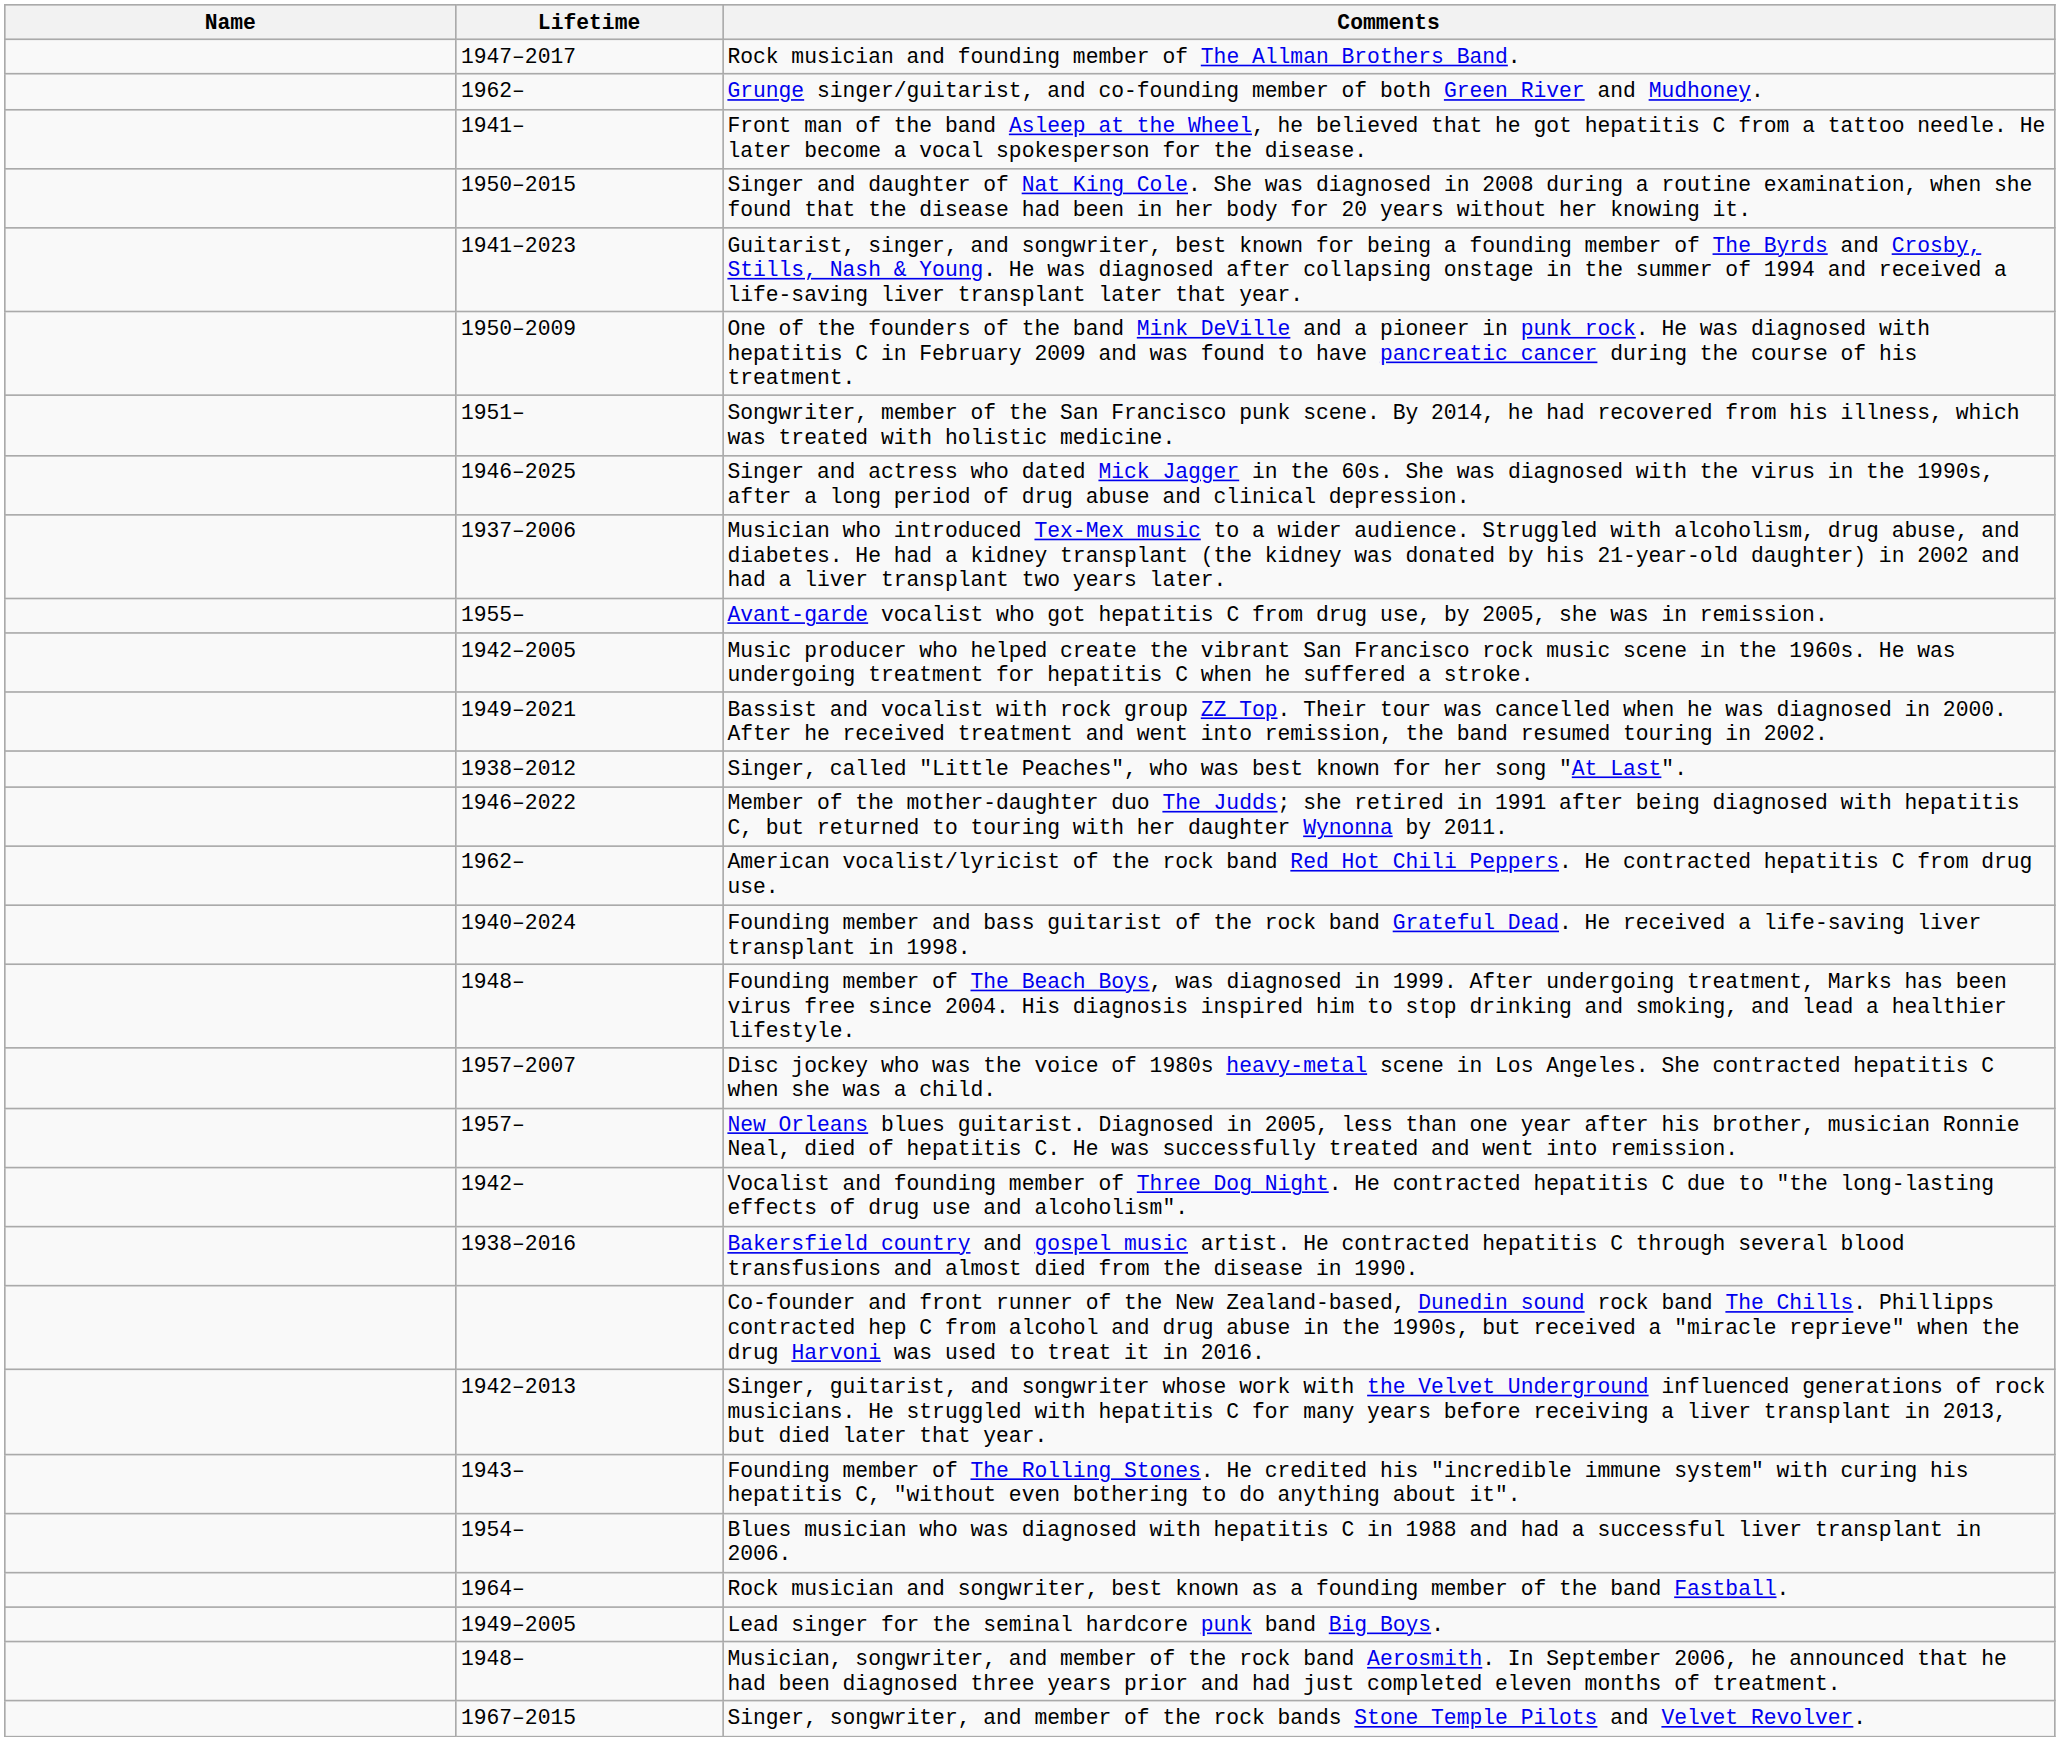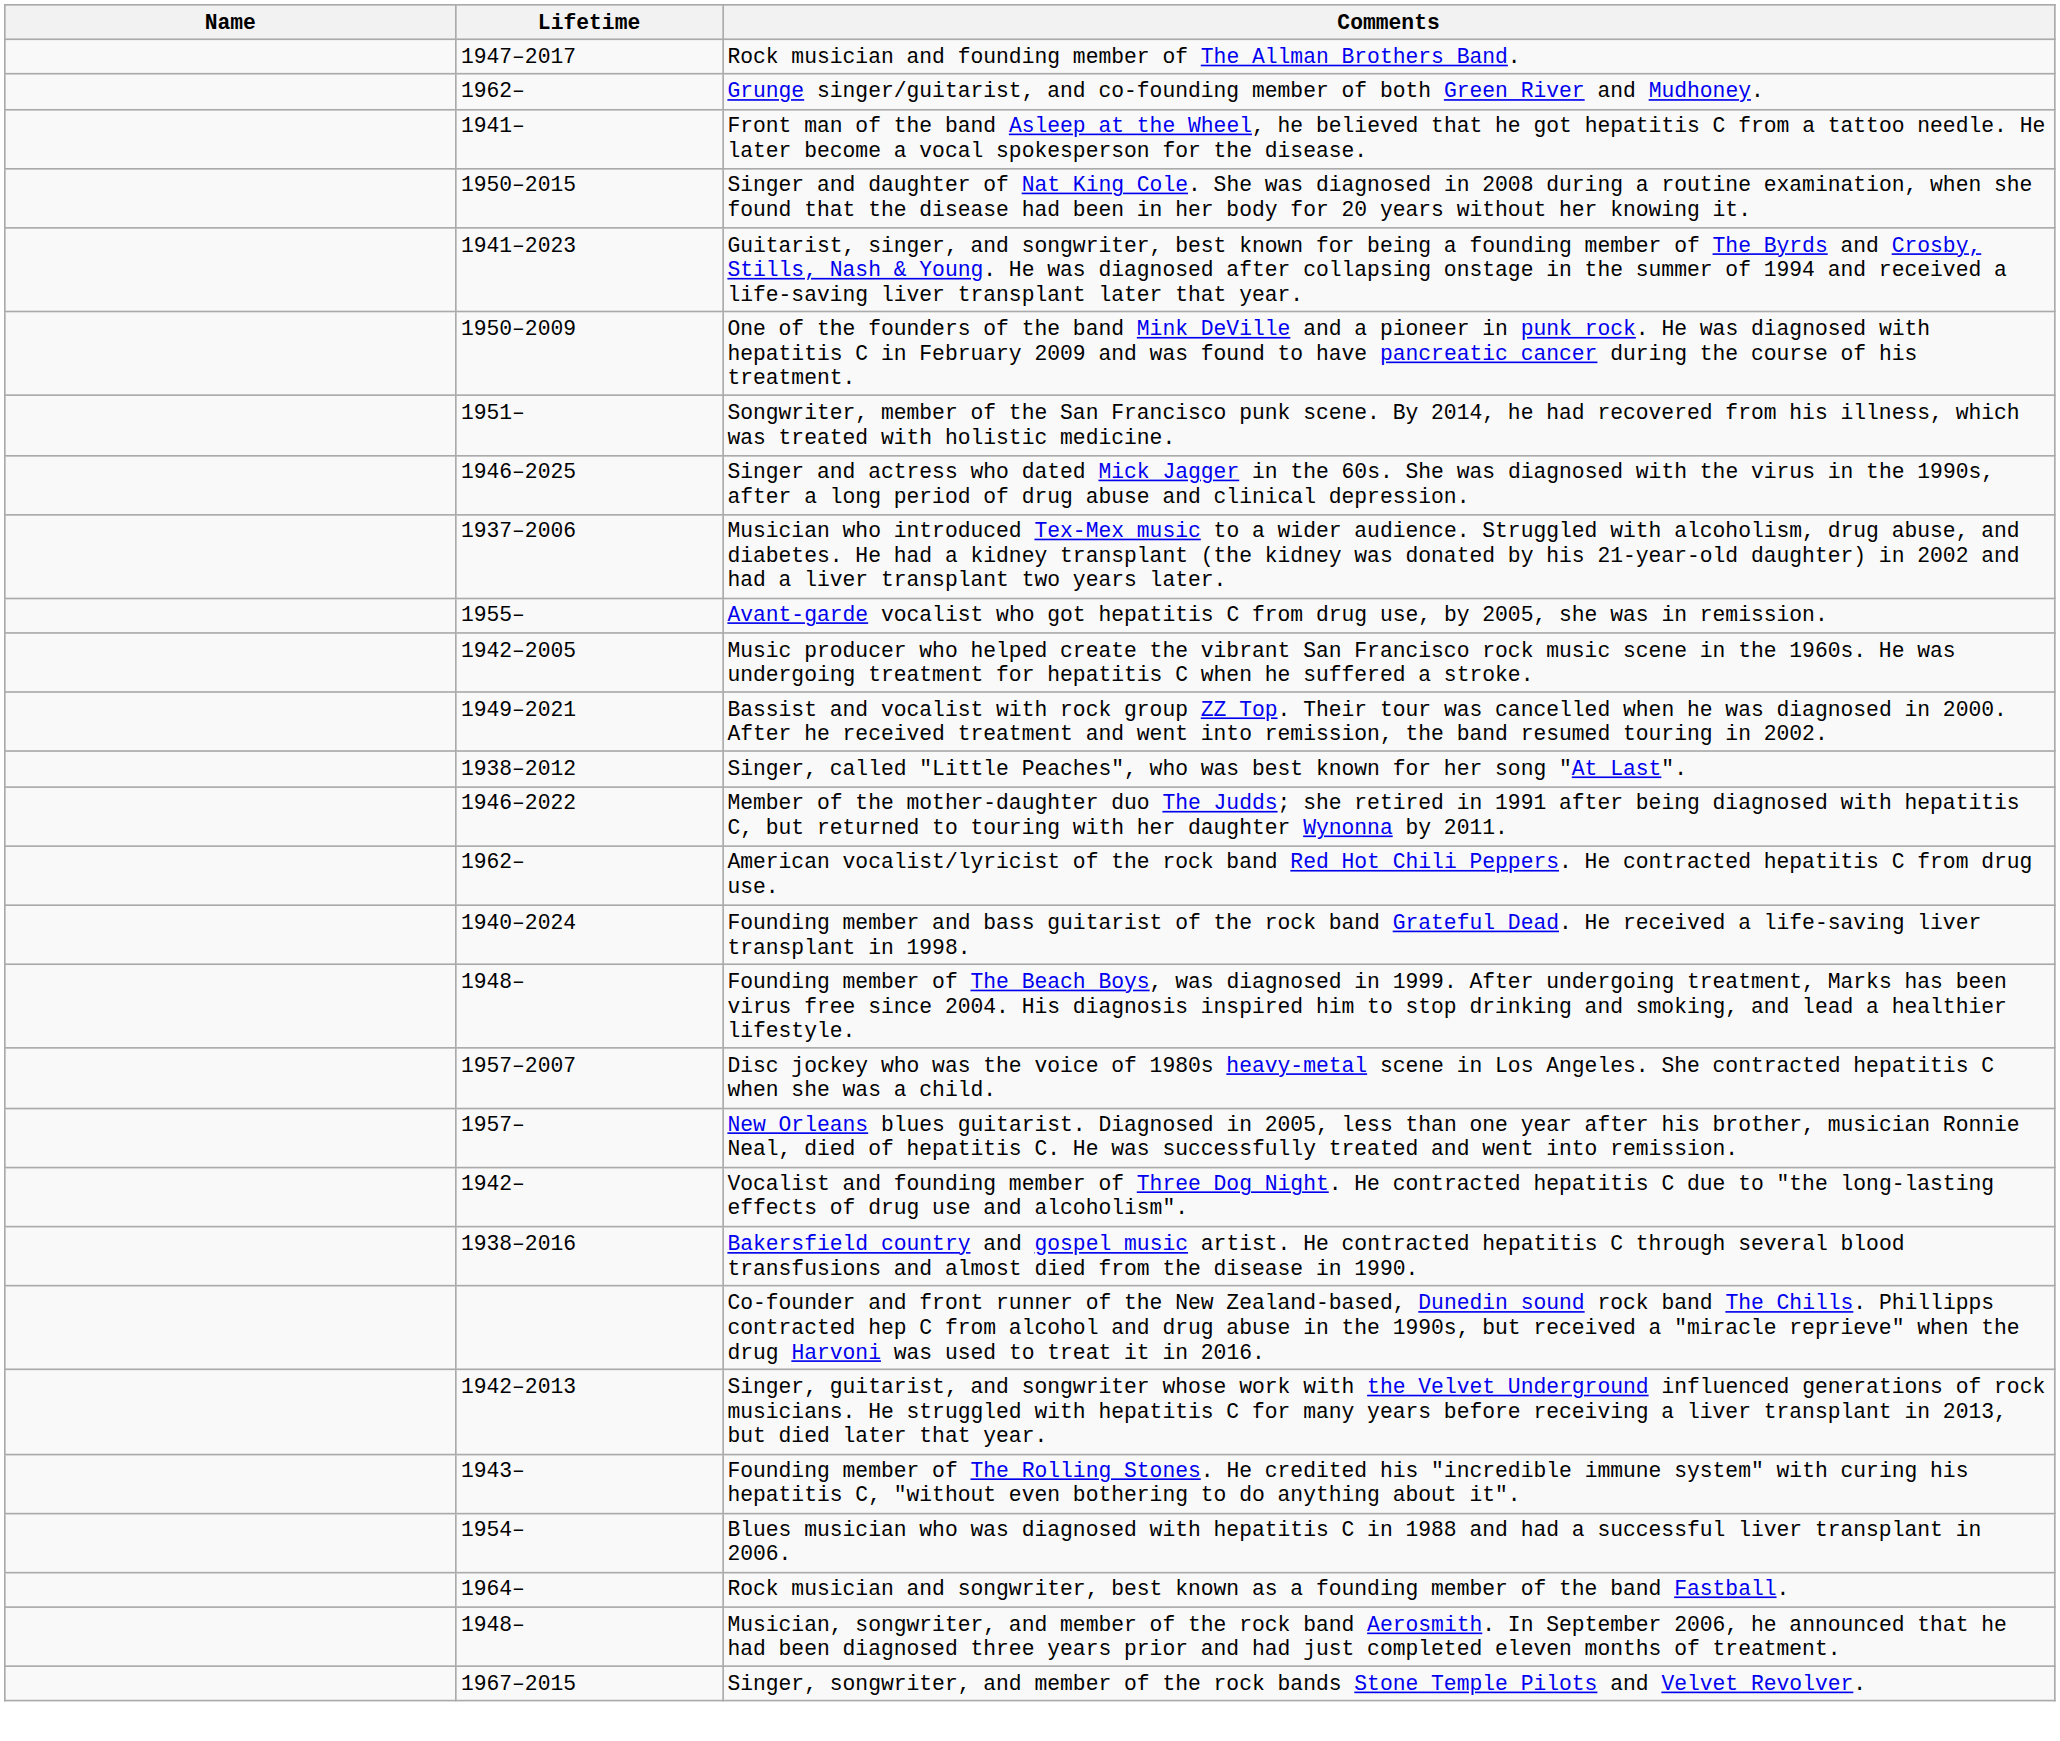- row: (1086, 1625)
